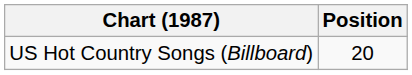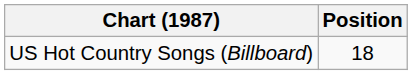(363, 52) 20 -> (363, 52) 18
